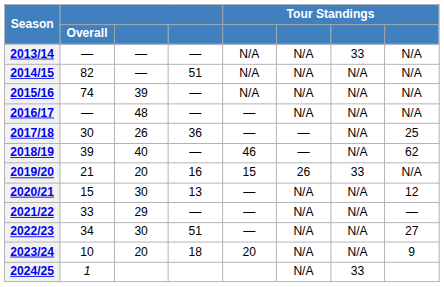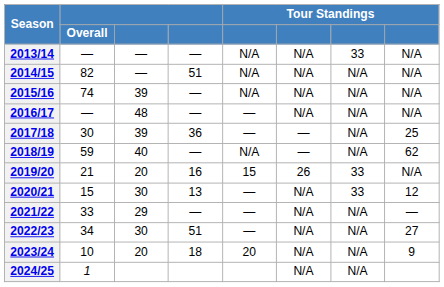(141, 132) 26 -> (141, 132) 39
(87, 152) 39 -> (87, 152) 59
(249, 152) 46 -> (249, 152) N/A
(358, 192) N/A -> (358, 192) 33
(358, 271) 33 -> (358, 271) N/A
